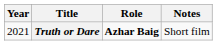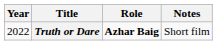(18, 31) 2021 -> (18, 31) 2022
